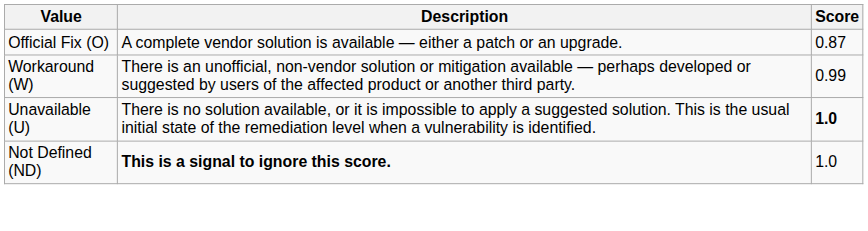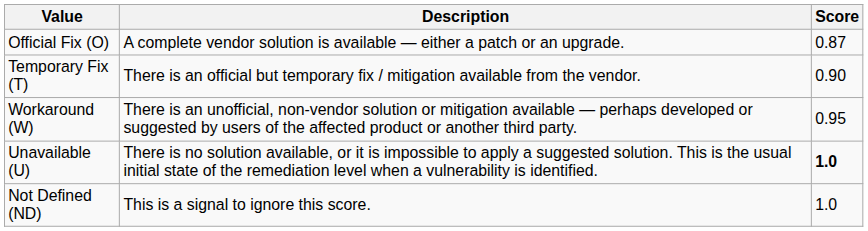+ row: (58, 76)
(831, 76) 0.99 -> (831, 119) 0.95
(256, 162) bold -> (247, 205) normal
